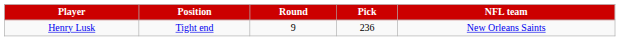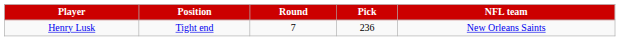(293, 28) 9 -> (293, 28) 7
